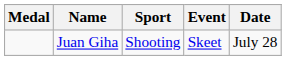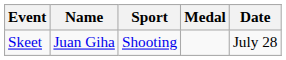columns swapped: (29, 17) <-> (207, 17)
